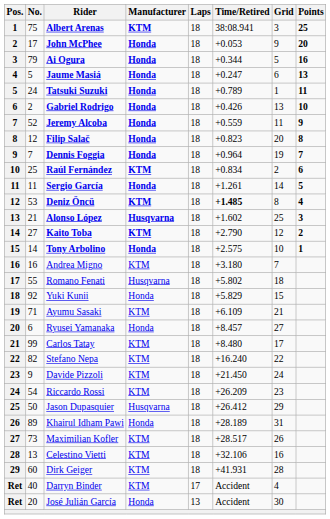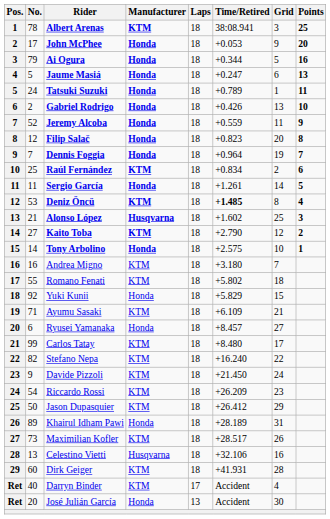(33, 28) 75 -> (33, 28) 78
(149, 281) Husqvarna -> (139, 281) KTM
(149, 407) Husqvarna -> (139, 407) KTM
(139, 454) KTM -> (149, 454) Husqvarna
